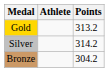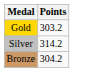- column: (55, 12)
(86, 28) 313.2 -> (51, 28) 303.2
